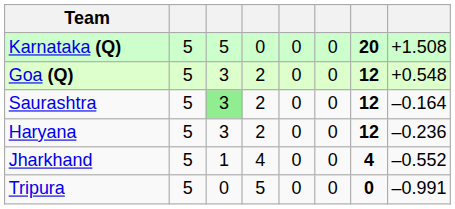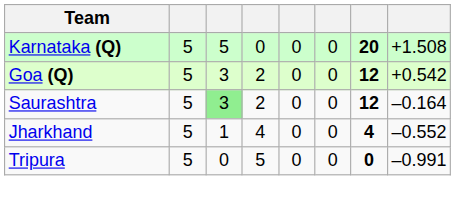(419, 75) +0.548 -> (419, 75) +0.542
- row: (43, 132)
